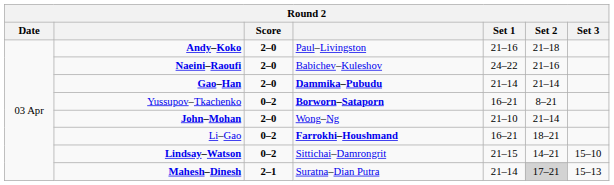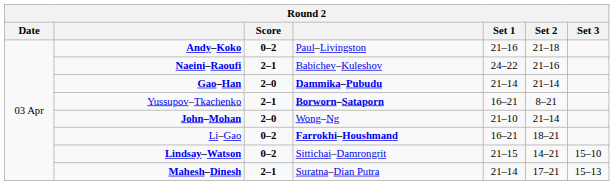(268, 48) 2–0 -> (268, 48) 0–2
(268, 66) 2–0 -> (268, 66) 2–1
(268, 101) 0–2 -> (268, 101) 2–1
(546, 171) lightgrey background -> (546, 171) no background
